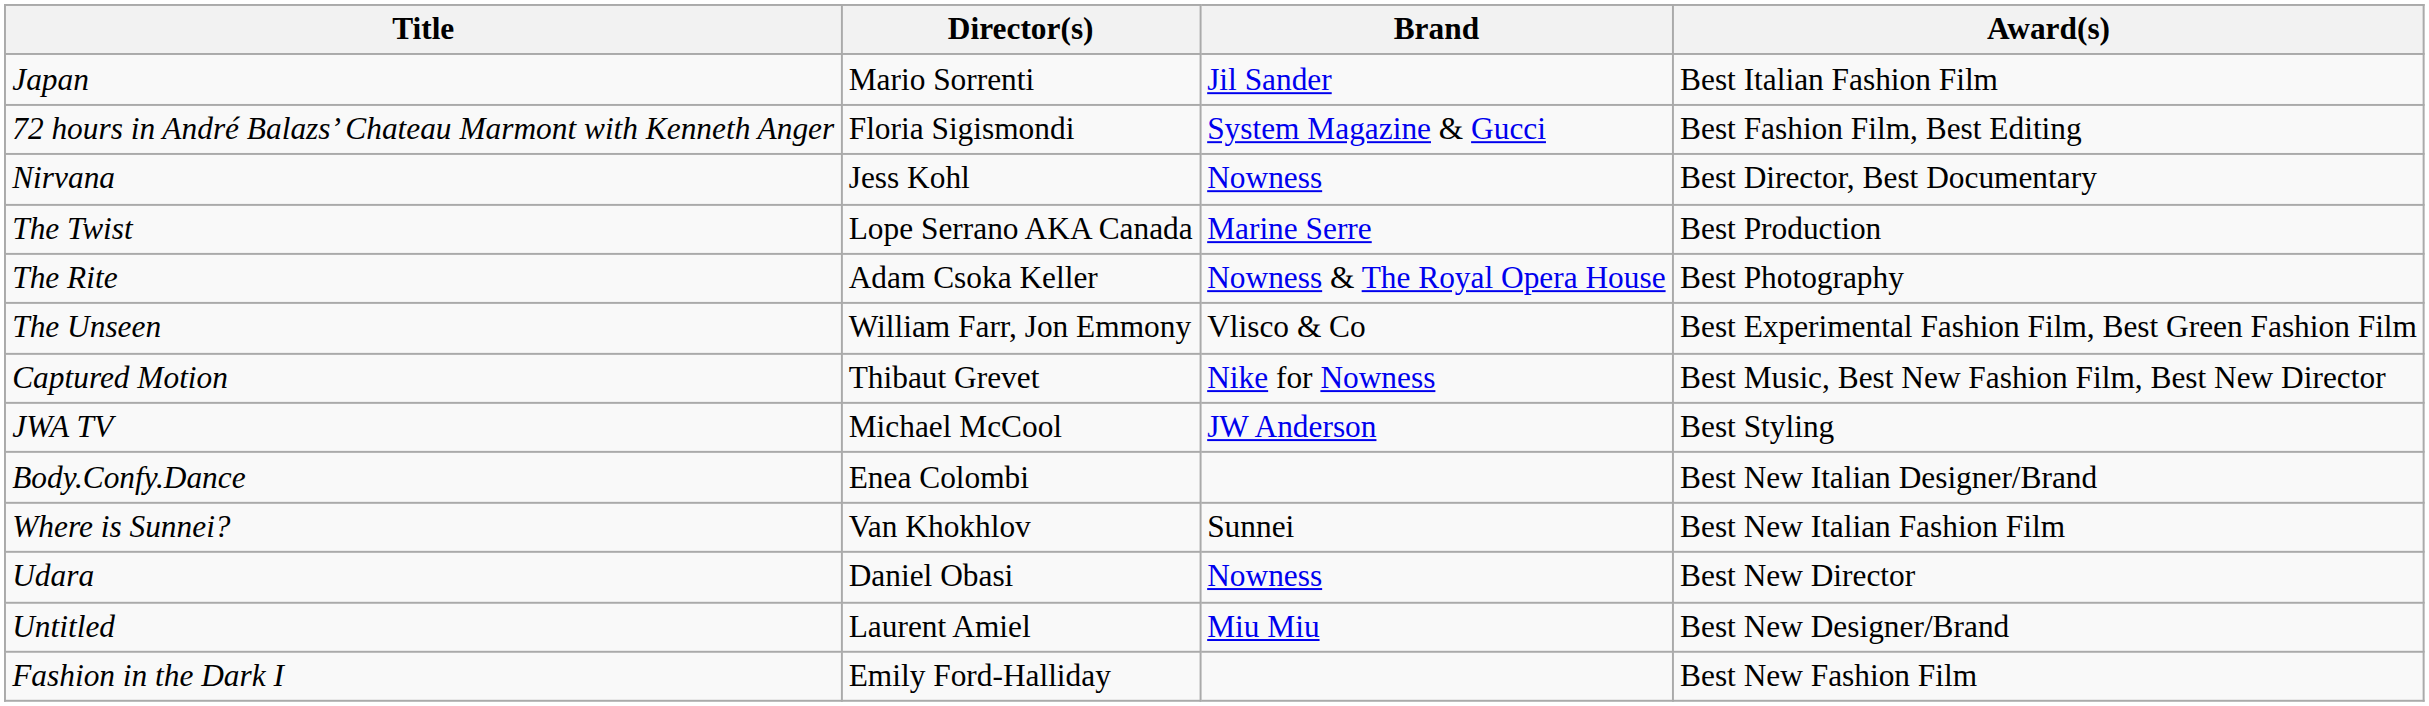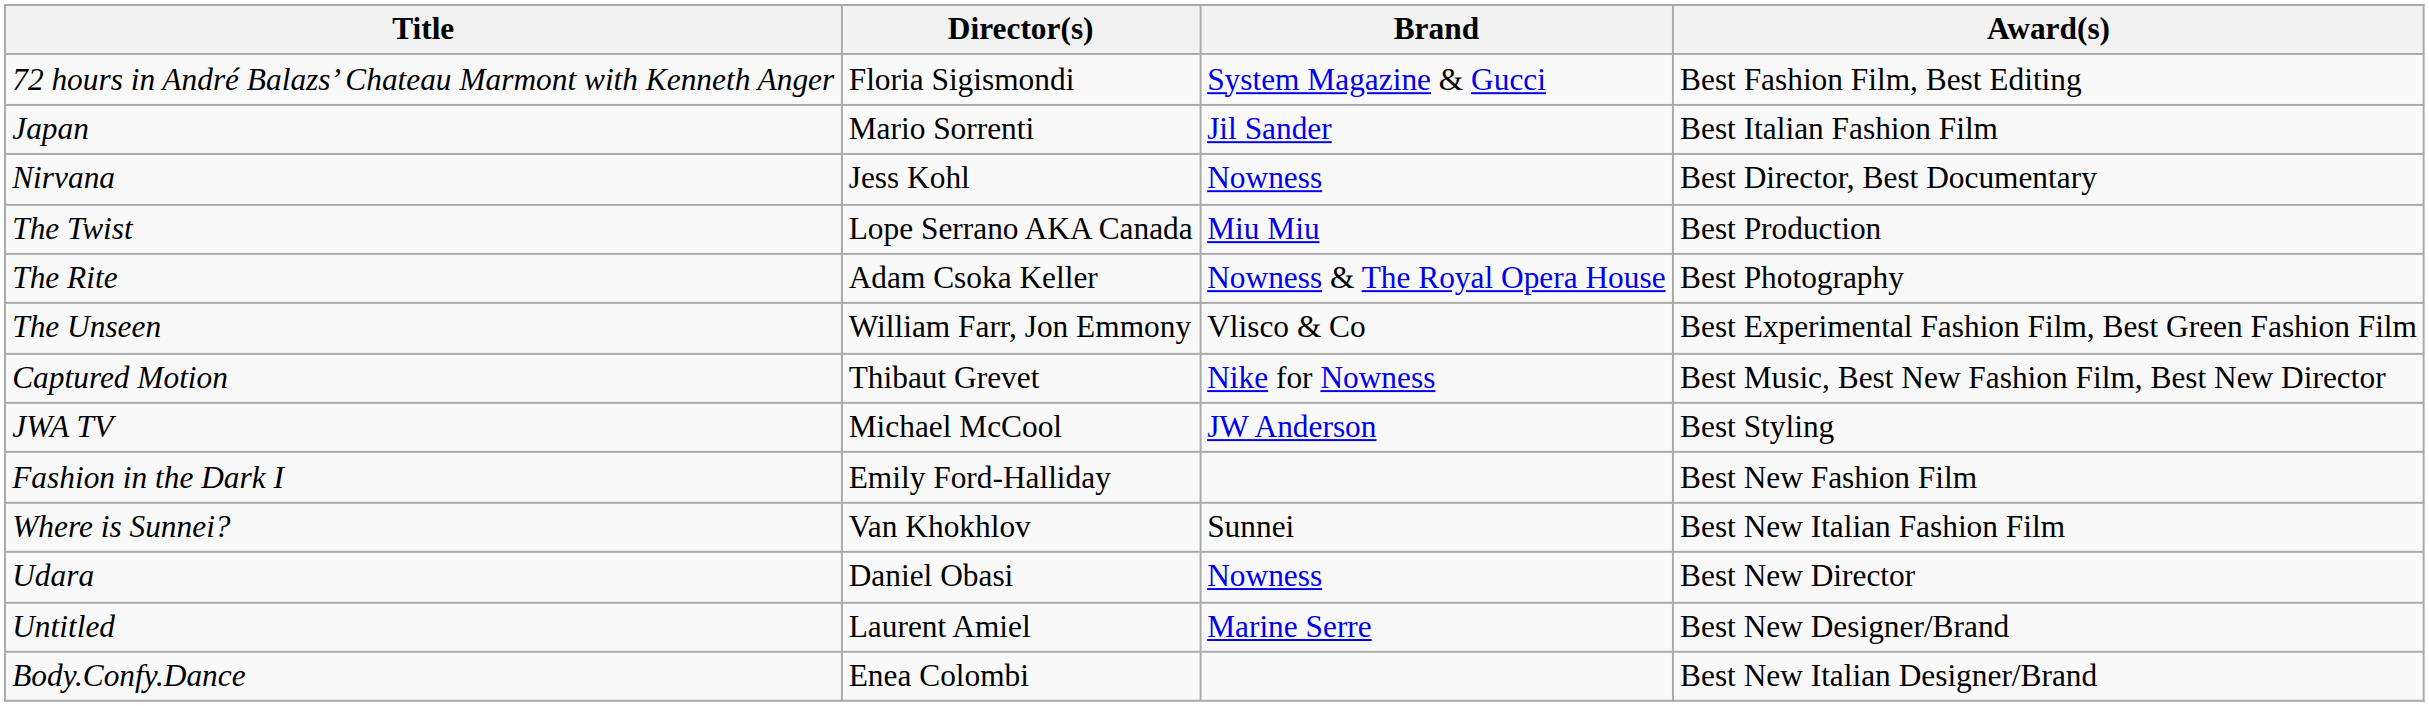rows swapped: (423, 128) <-> (51, 79)
(1289, 228) Marine Serre -> (1263, 228) Miu Miu
rows swapped: (148, 675) <-> (129, 476)
(1263, 626) Miu Miu -> (1289, 626) Marine Serre
